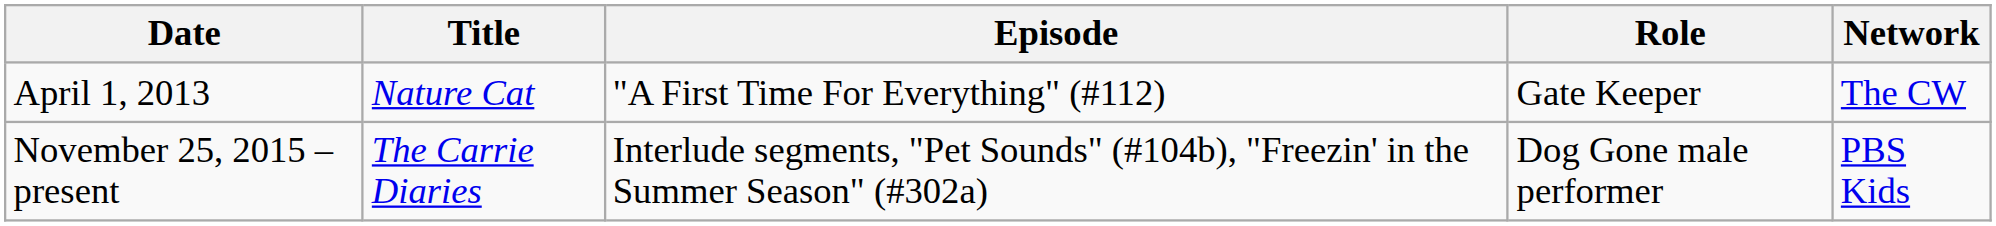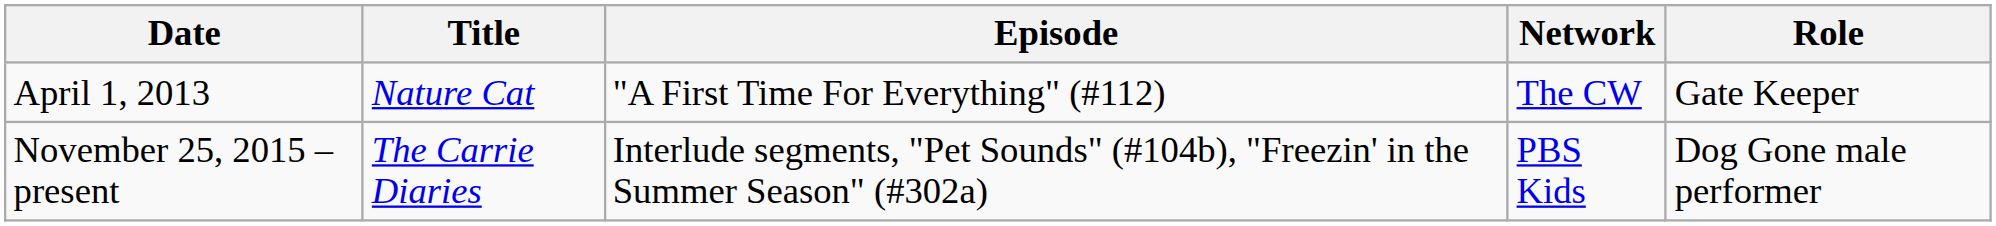columns swapped: (1911, 33) <-> (1670, 33)
